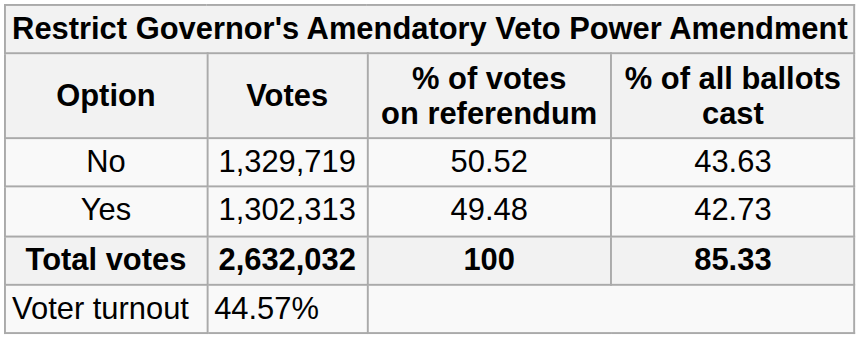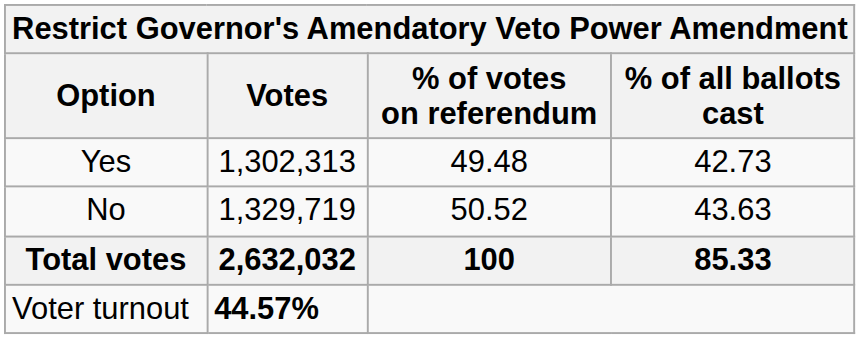rows swapped: (106, 210) <-> (106, 161)
(266, 308) normal -> (266, 308) bold
